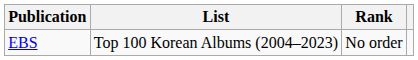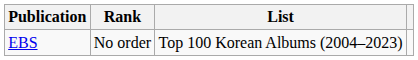columns swapped: (216, 17) <-> (374, 17)
